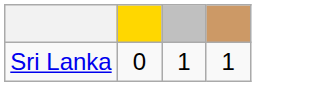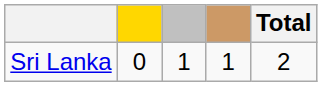+ column: (284, 23)
